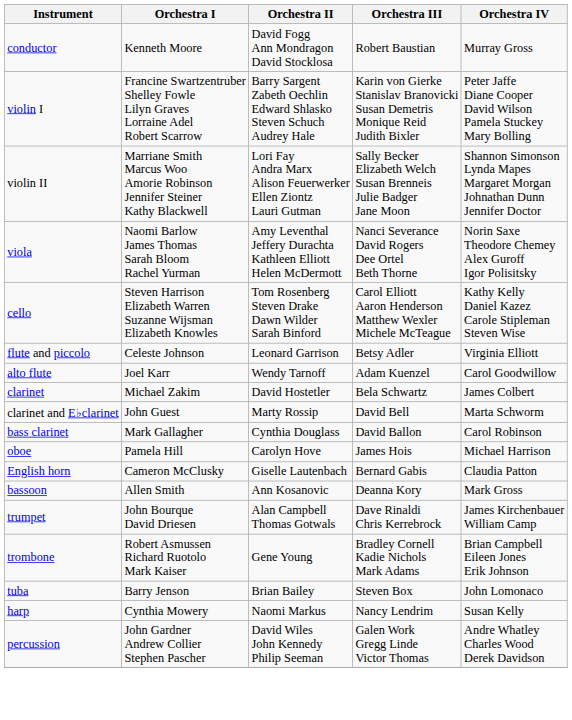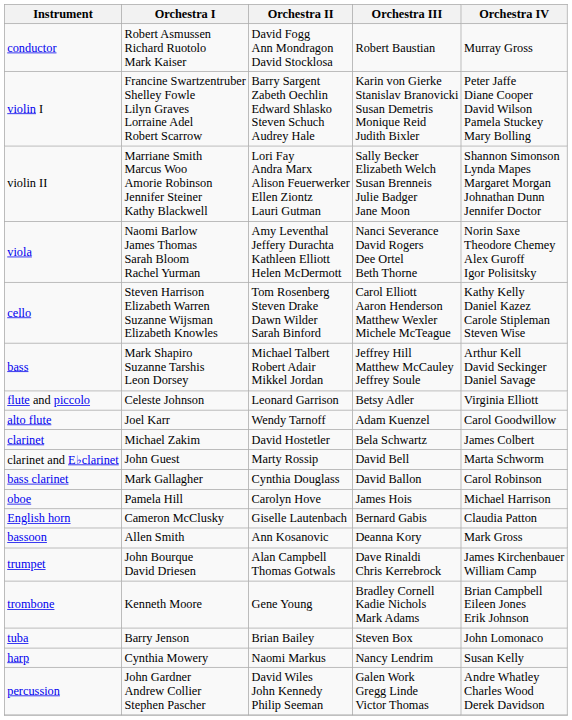(163, 47) Kenneth Moore -> (168, 47) Robert Asmussen Richard Ruotolo Mark Kaiser
+ row: (18, 367)
(168, 557) Robert Asmussen Richard Ruotolo Mark Kaiser -> (163, 604) Kenneth Moore
